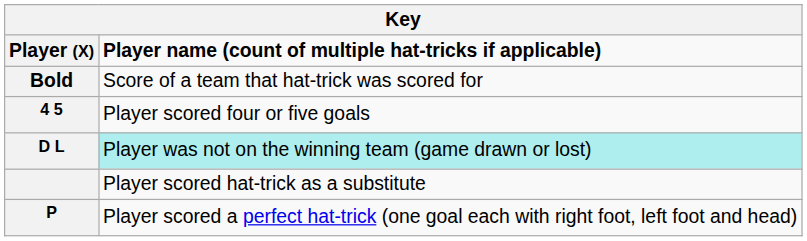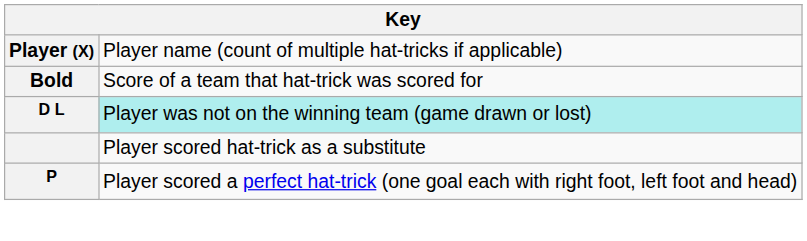(352, 50) bold -> (333, 50) normal
- row: (52, 110)
